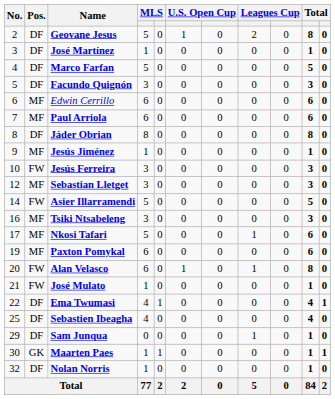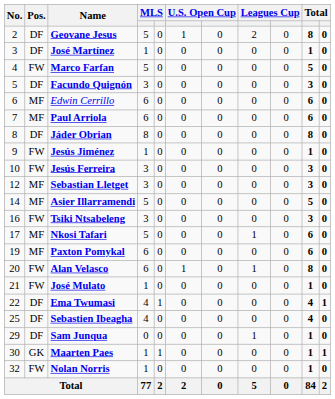(36, 67) DF -> (36, 67) FW
(36, 151) MF -> (36, 151) FW
(36, 201) FW -> (36, 201) MF
(36, 218) MF -> (36, 218) FW
(36, 369) DF -> (36, 369) FW
